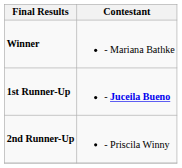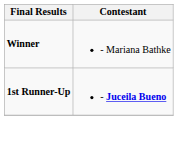- row: (40, 139)
